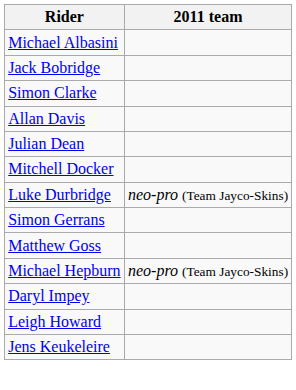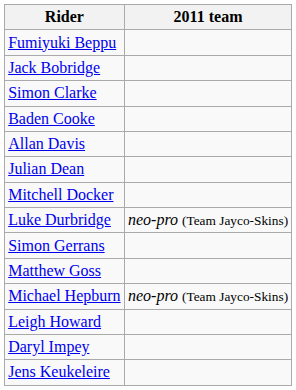- row: (63, 42)
+ row: (62, 42)
+ row: (52, 118)
rows swapped: (55, 321) <-> (49, 296)
